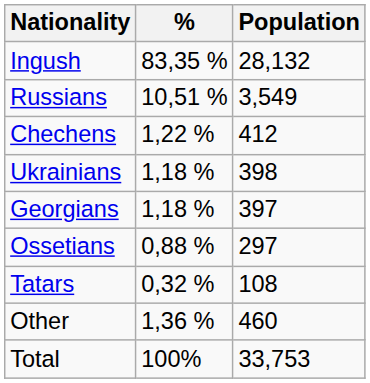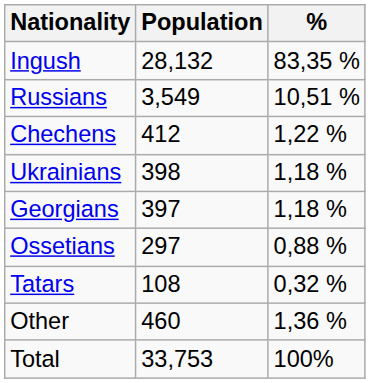columns swapped: (299, 23) <-> (184, 23)
